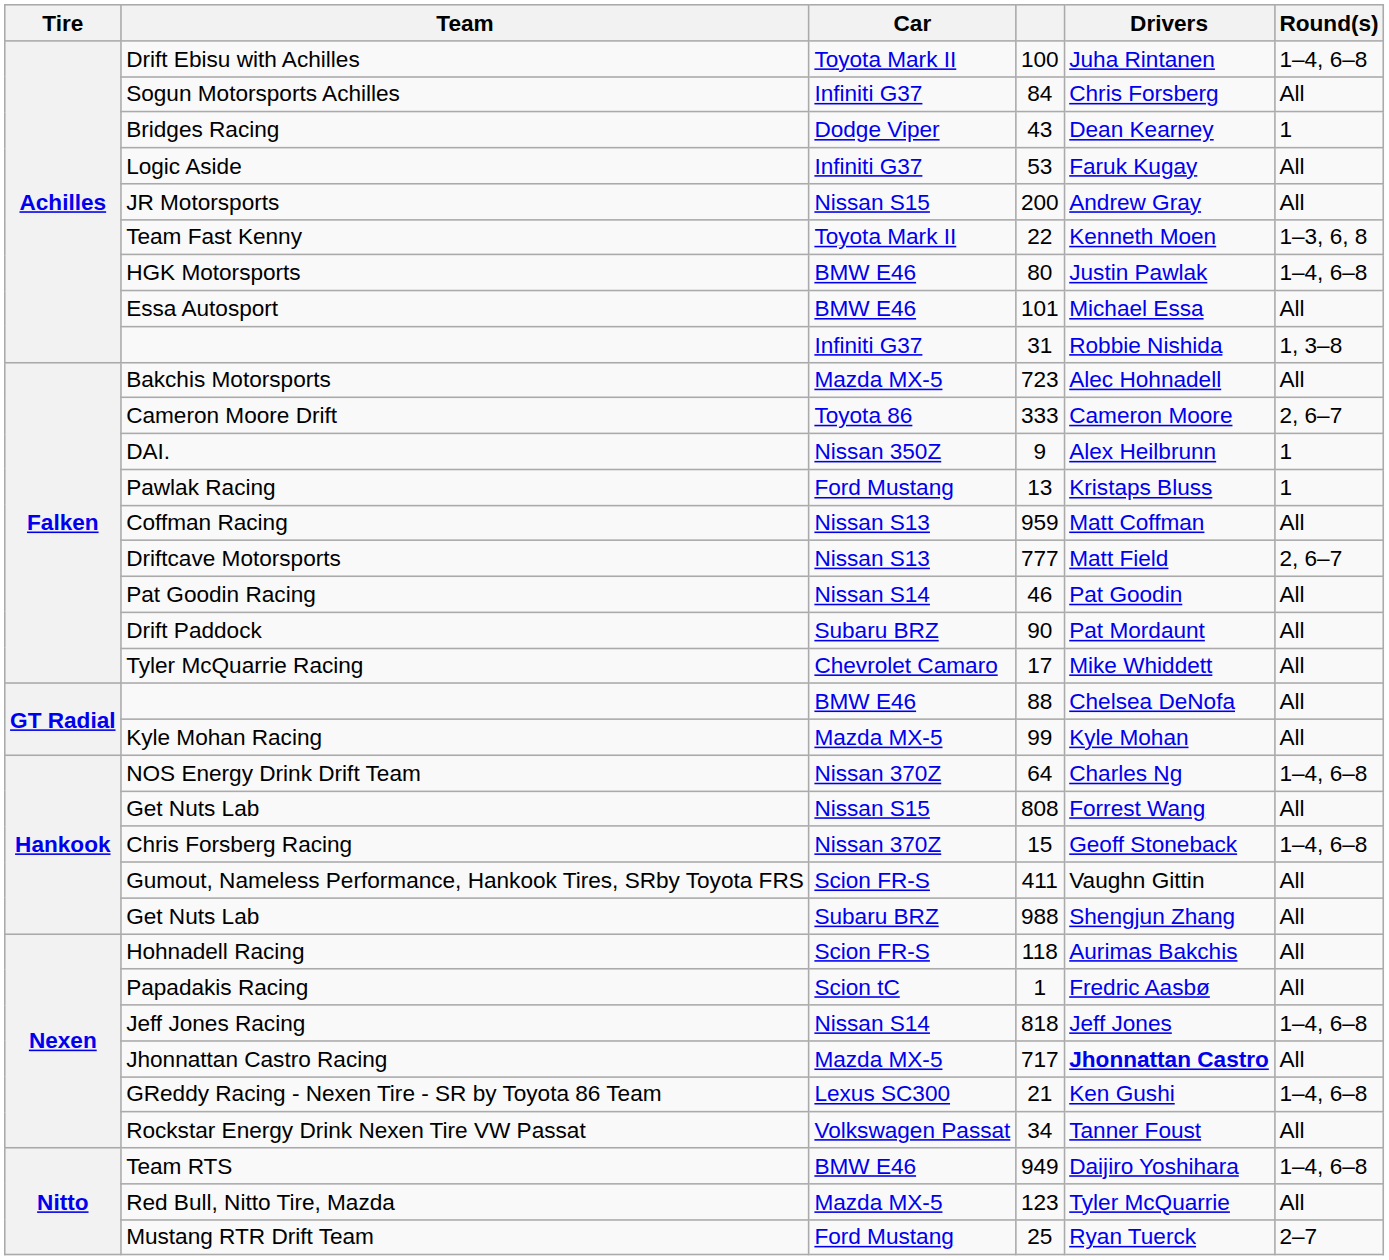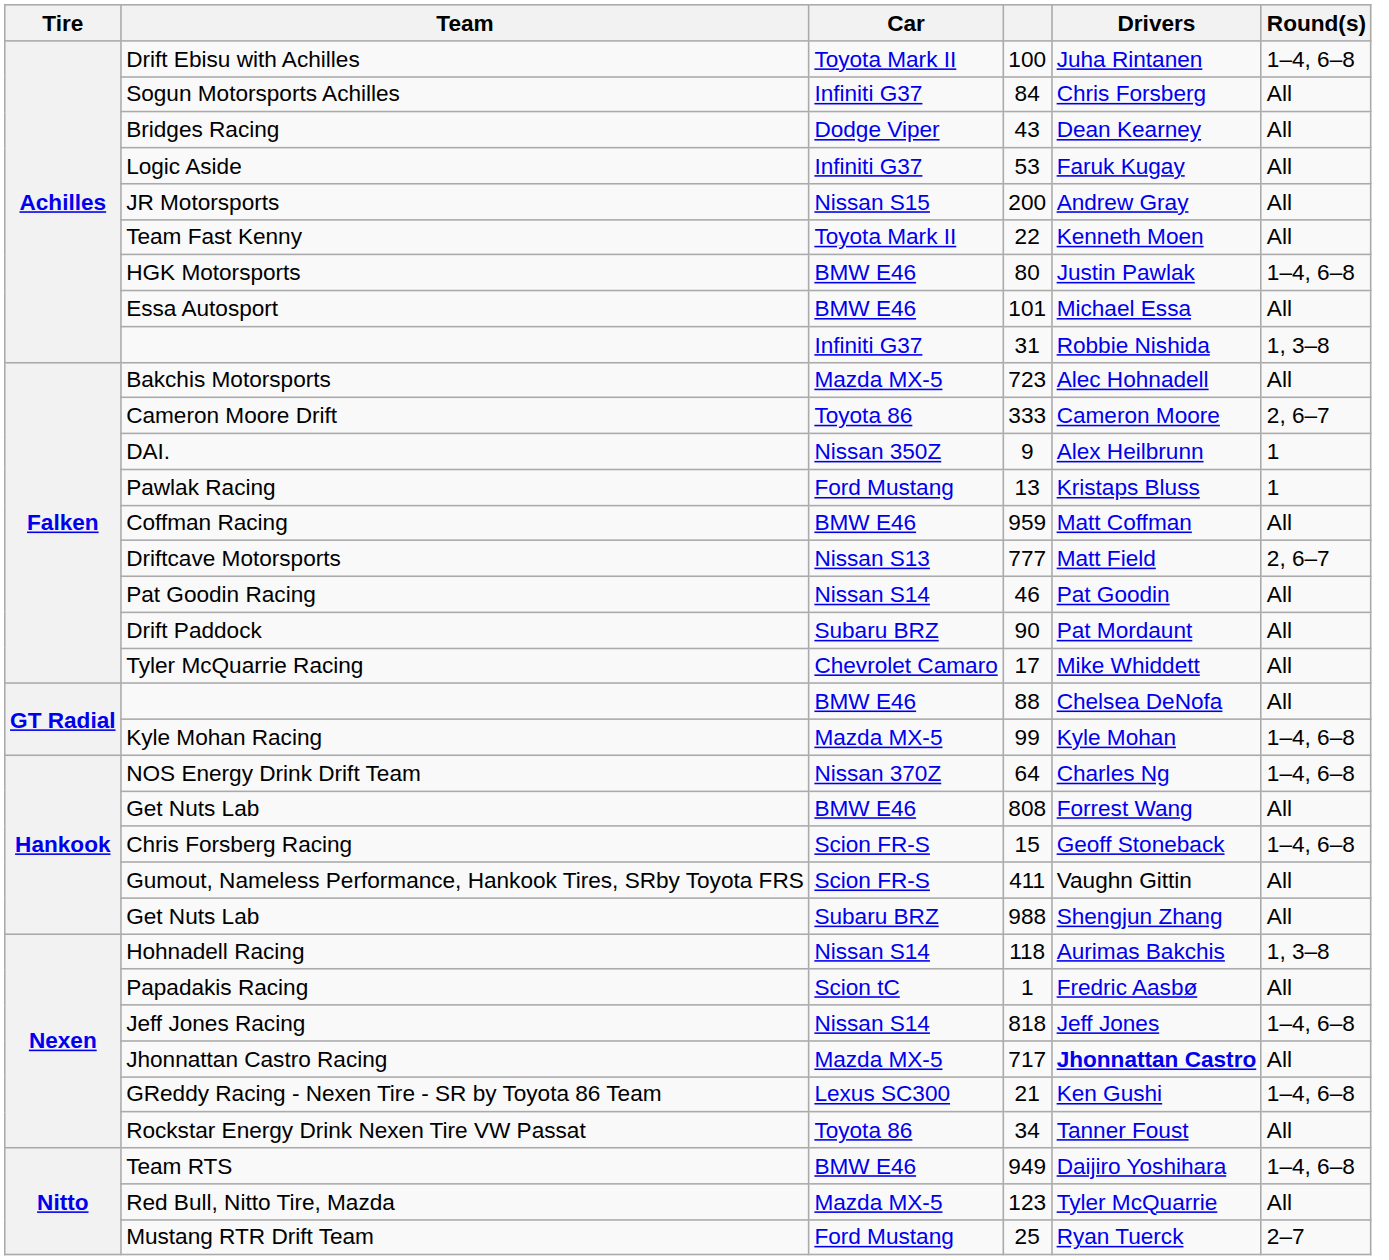(1286, 130) 1 -> (1279, 130) All
(1323, 237) 1–3, 6, 8 -> (1279, 237) All
(872, 523) Nissan S13 -> (865, 523) BMW E46
(1292, 737) All -> (1311, 737) 1–4, 6–8
(872, 809) Nissan S15 -> (865, 809) BMW E46
(878, 845) Nissan 370Z -> (872, 845) Scion FR-S
(872, 952) Scion FR-S -> (872, 952) Nissan S14
(1292, 952) All -> (1298, 952) 1, 3–8
(912, 1130) Volkswagen Passat -> (863, 1130) Toyota 86
